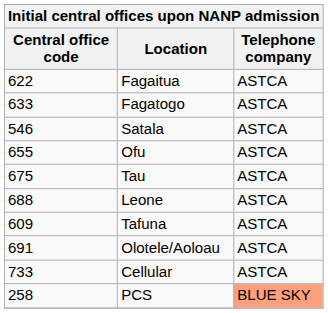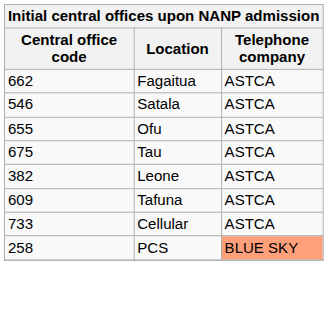(20, 81) 622 -> (20, 81) 662
- row: (153, 104)
(20, 200) 688 -> (20, 176) 382
- row: (171, 248)
